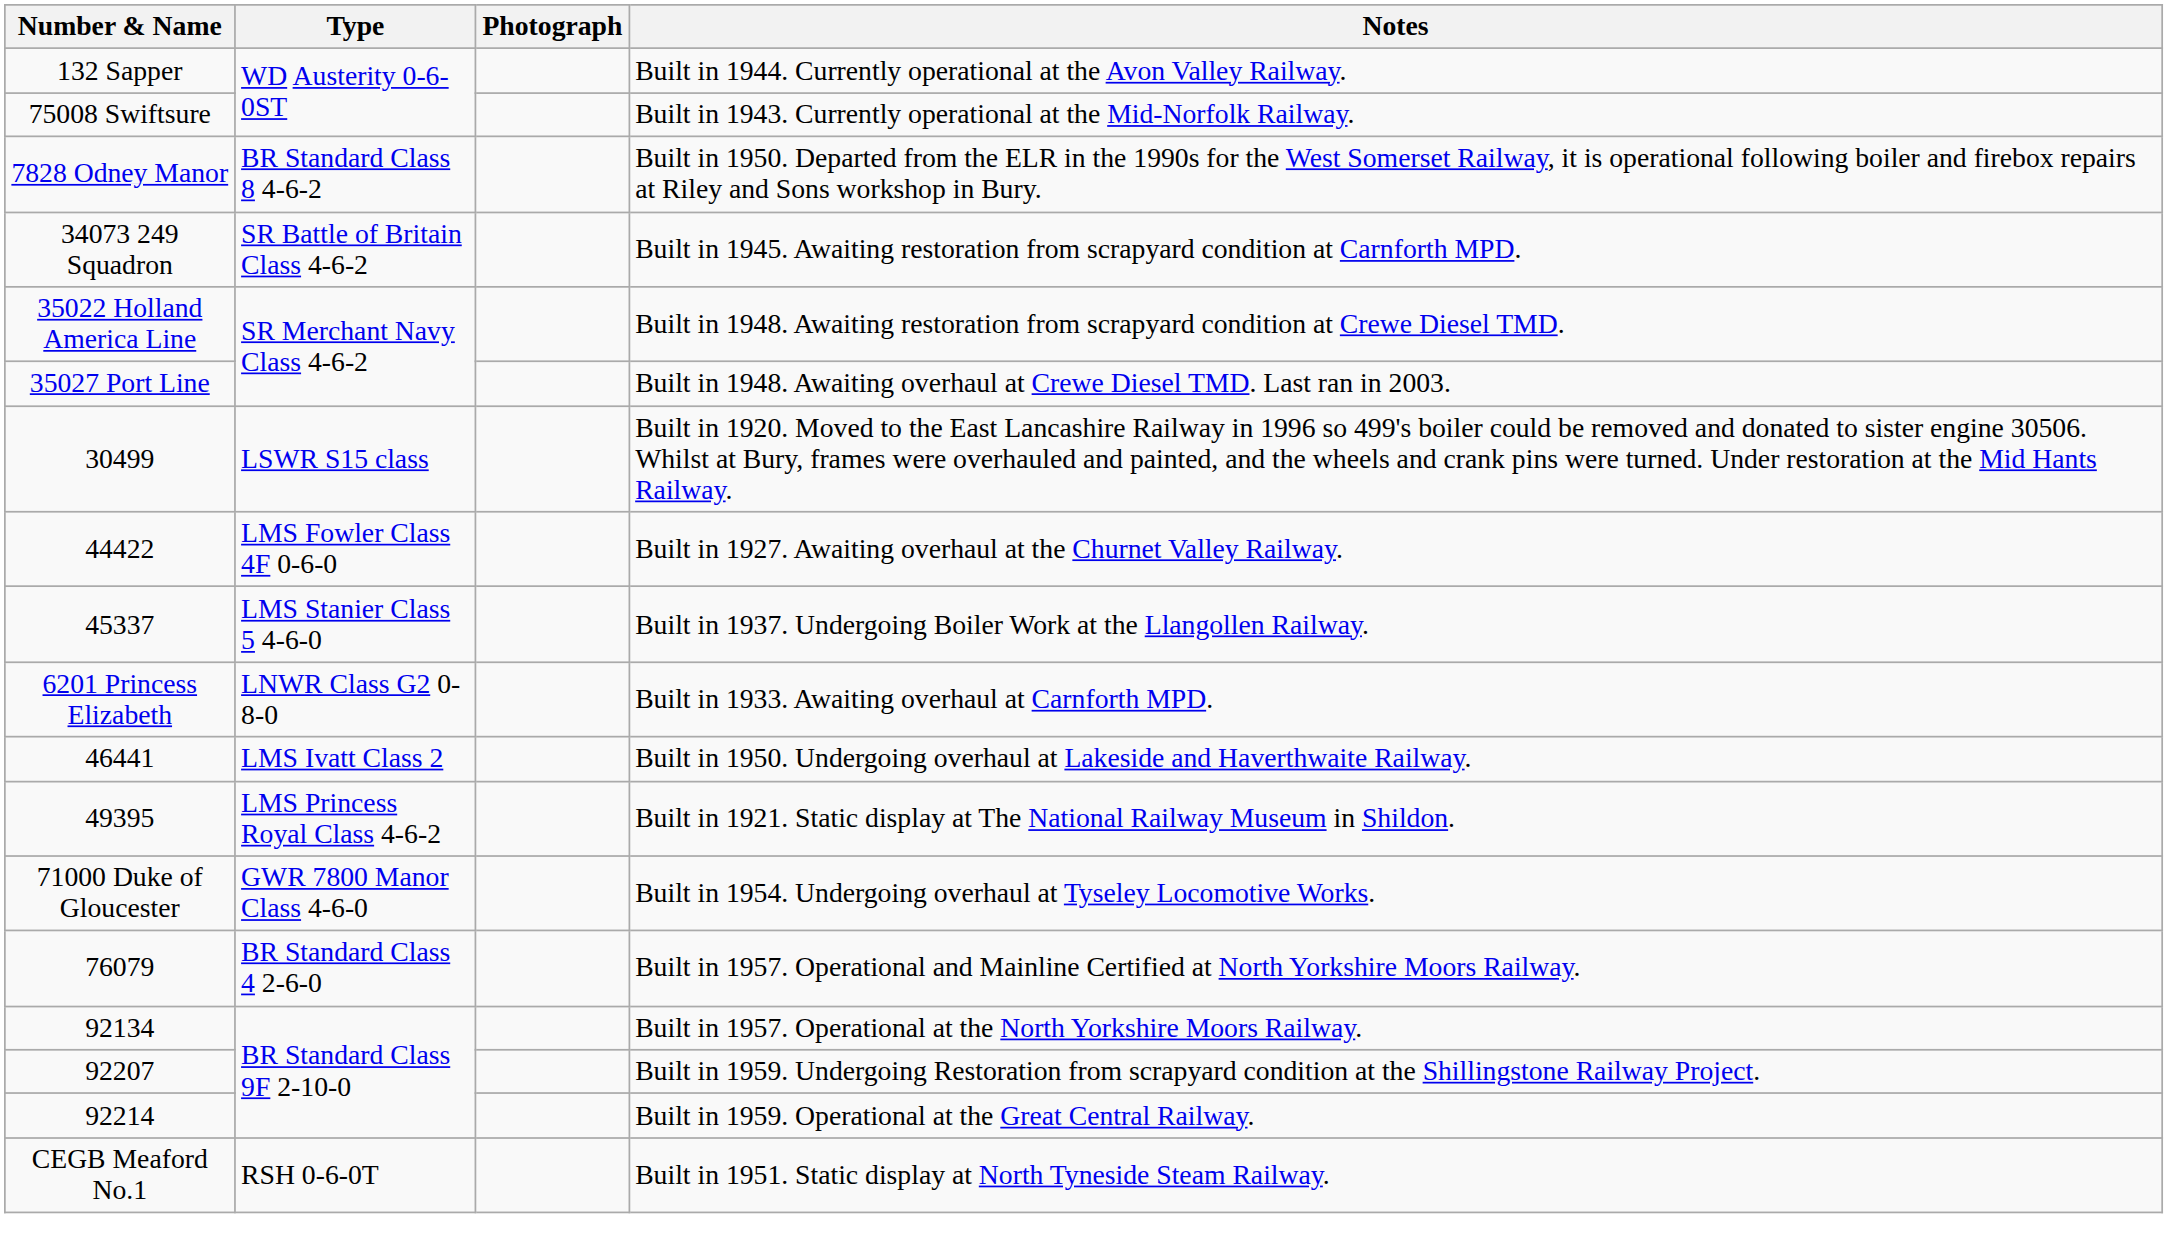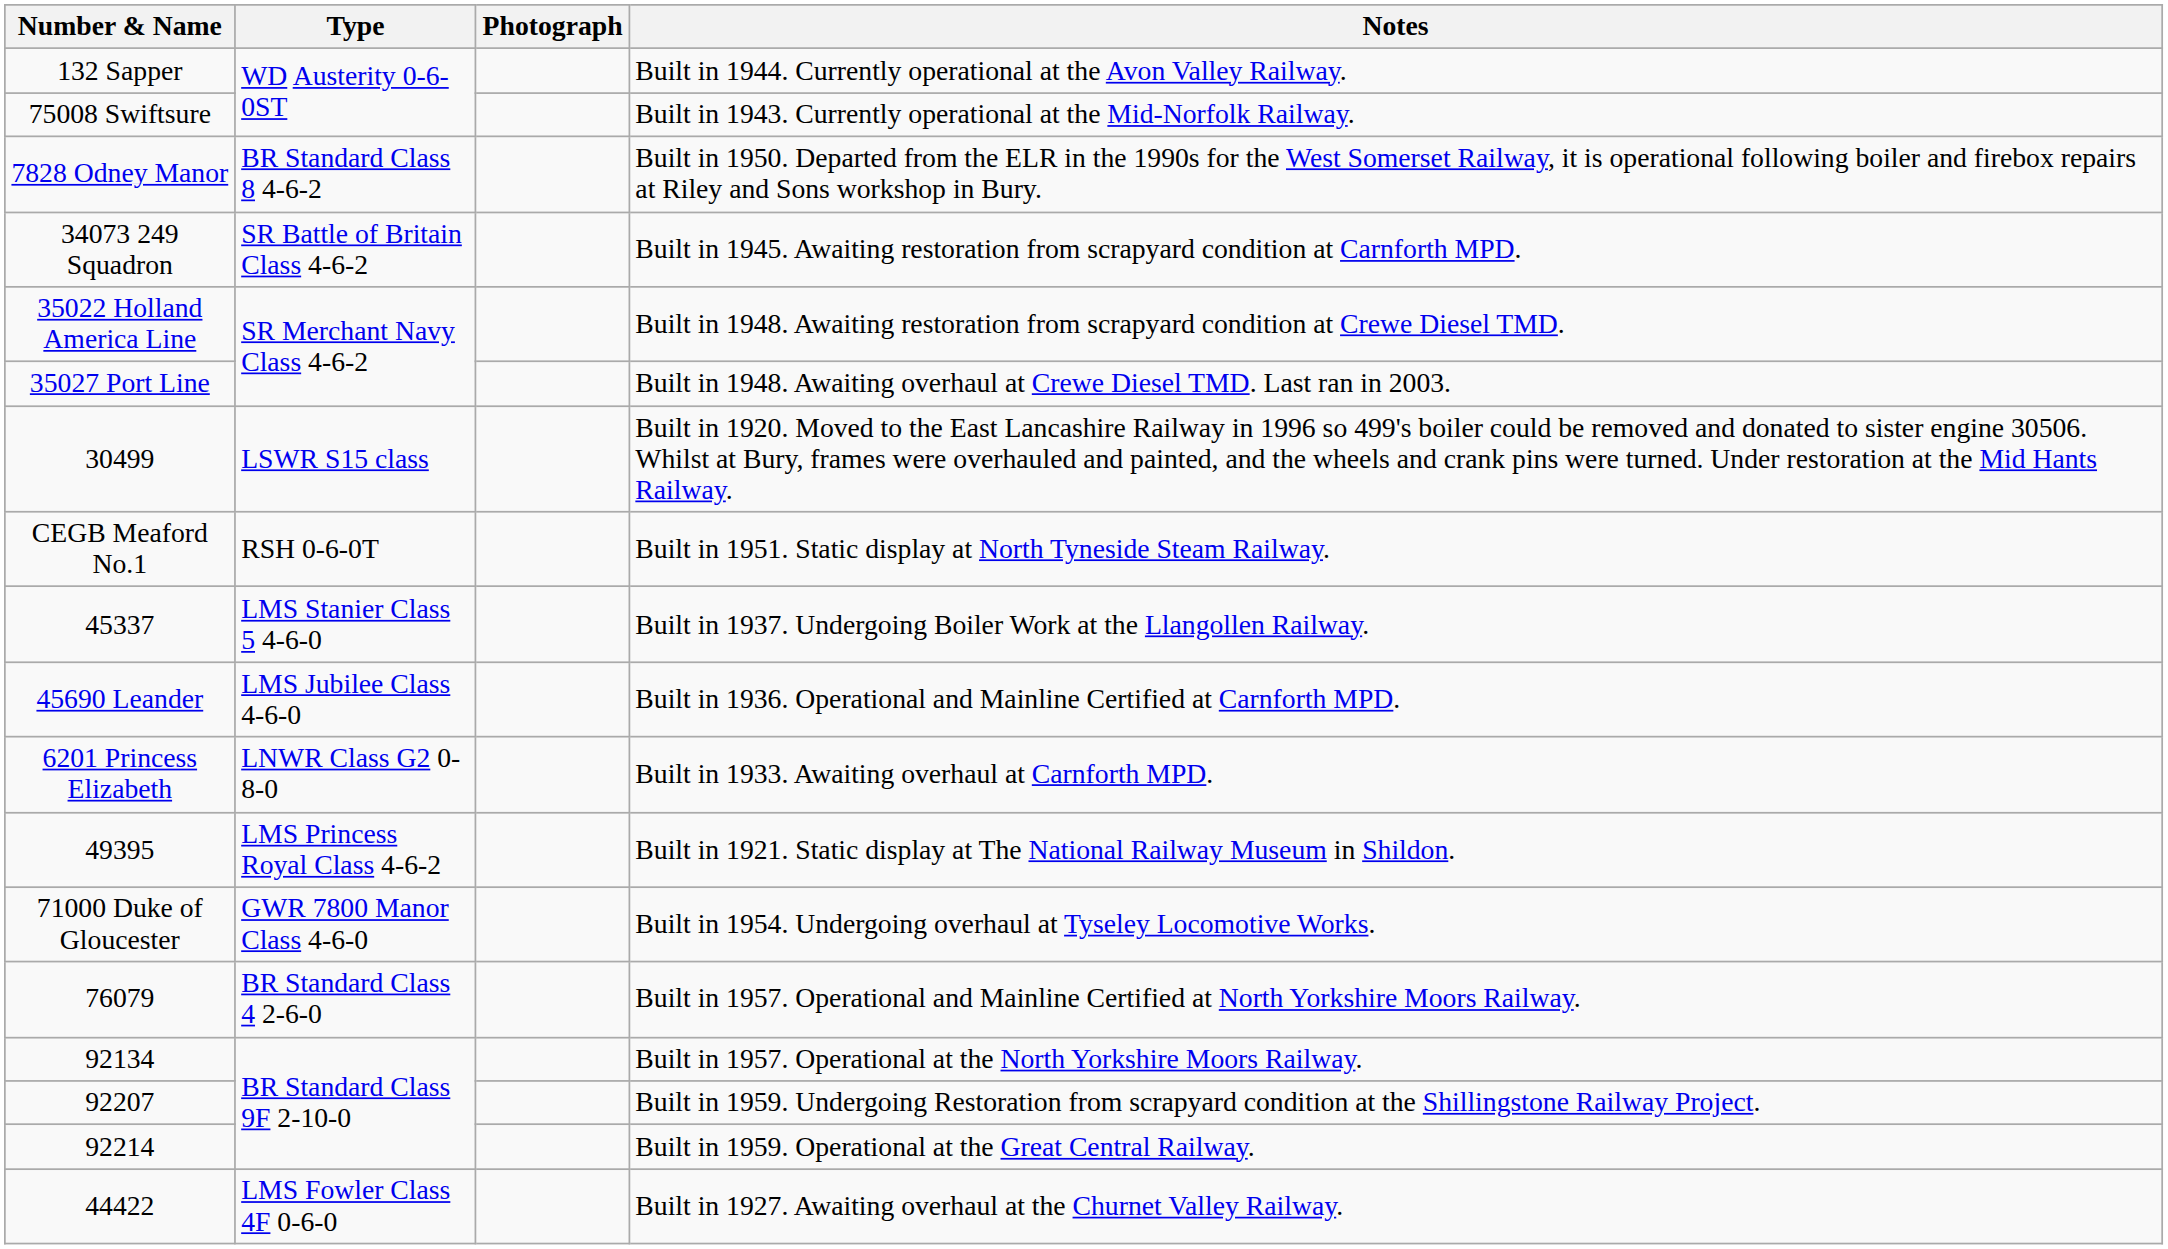rows swapped: (120, 548) <-> (120, 1174)
+ row: (120, 698)
- row: (120, 758)
